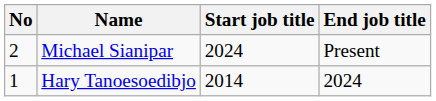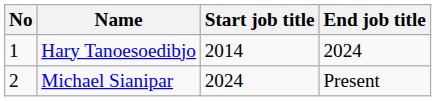rows swapped: (119, 80) <-> (107, 50)
